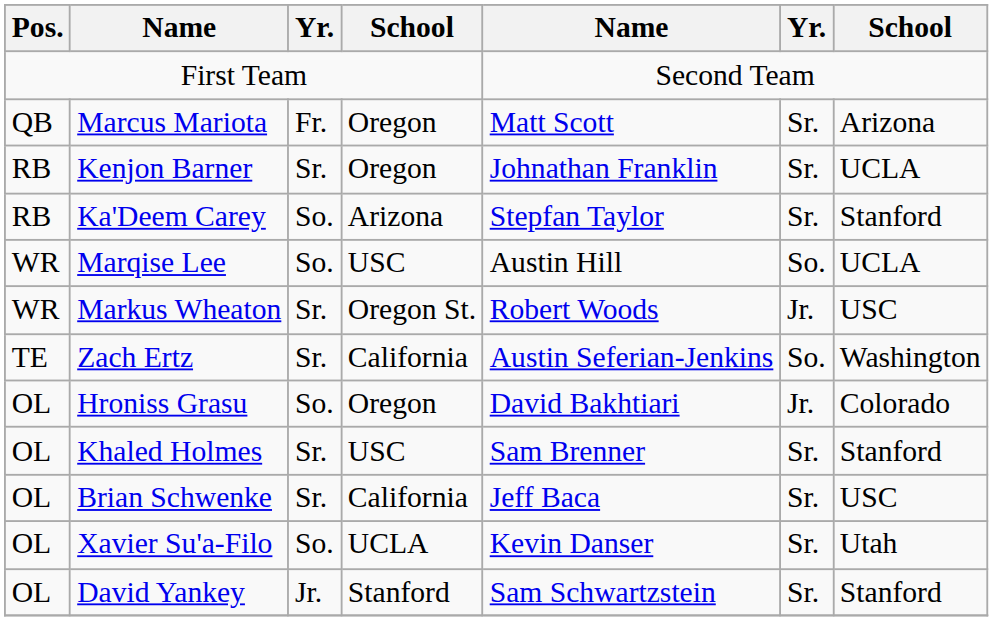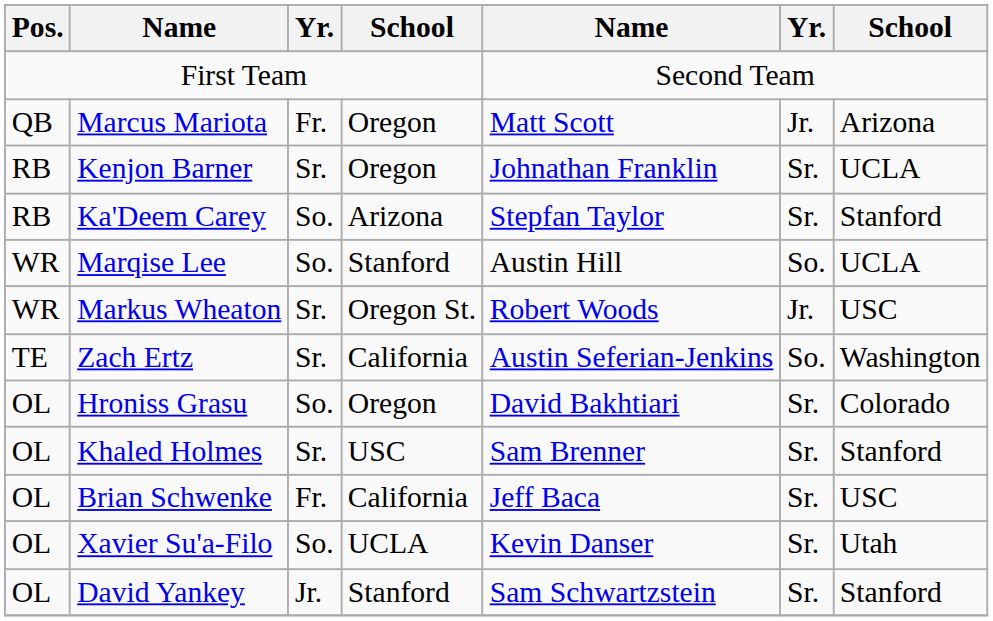(803, 121) Sr. -> (801, 121) Jr.
(377, 262) USC -> (399, 262) Stanford
(801, 403) Jr. -> (803, 403) Sr.
(311, 497) Sr. -> (311, 497) Fr.
